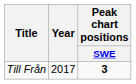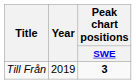(63, 70) 2017 -> (63, 70) 2019
